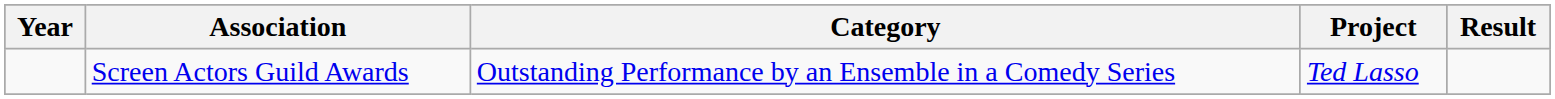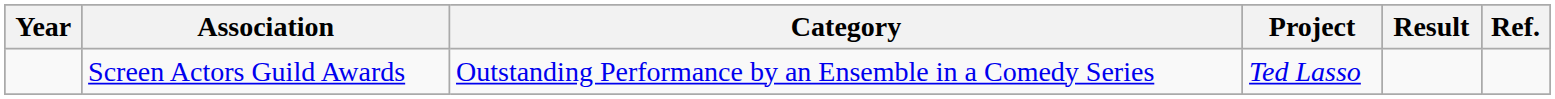+ column: (1516, 26)
